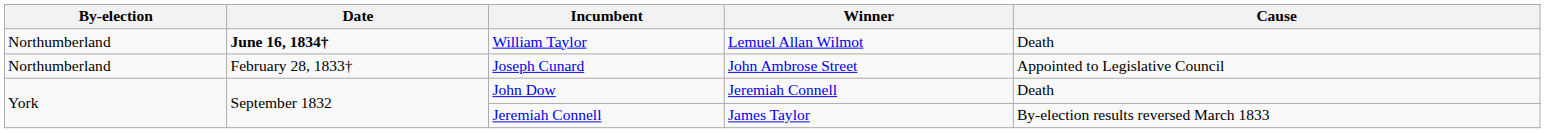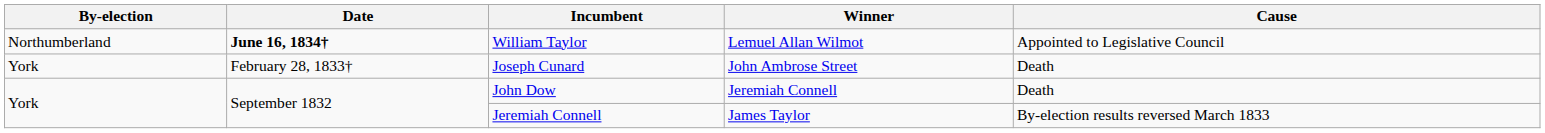(1035, 41) Death -> (1121, 41) Appointed to Legislative Council
(59, 66) Northumberland -> (23, 66) York
(1121, 66) Appointed to Legislative Council -> (1035, 66) Death
